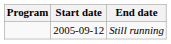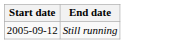- column: (28, 13)
